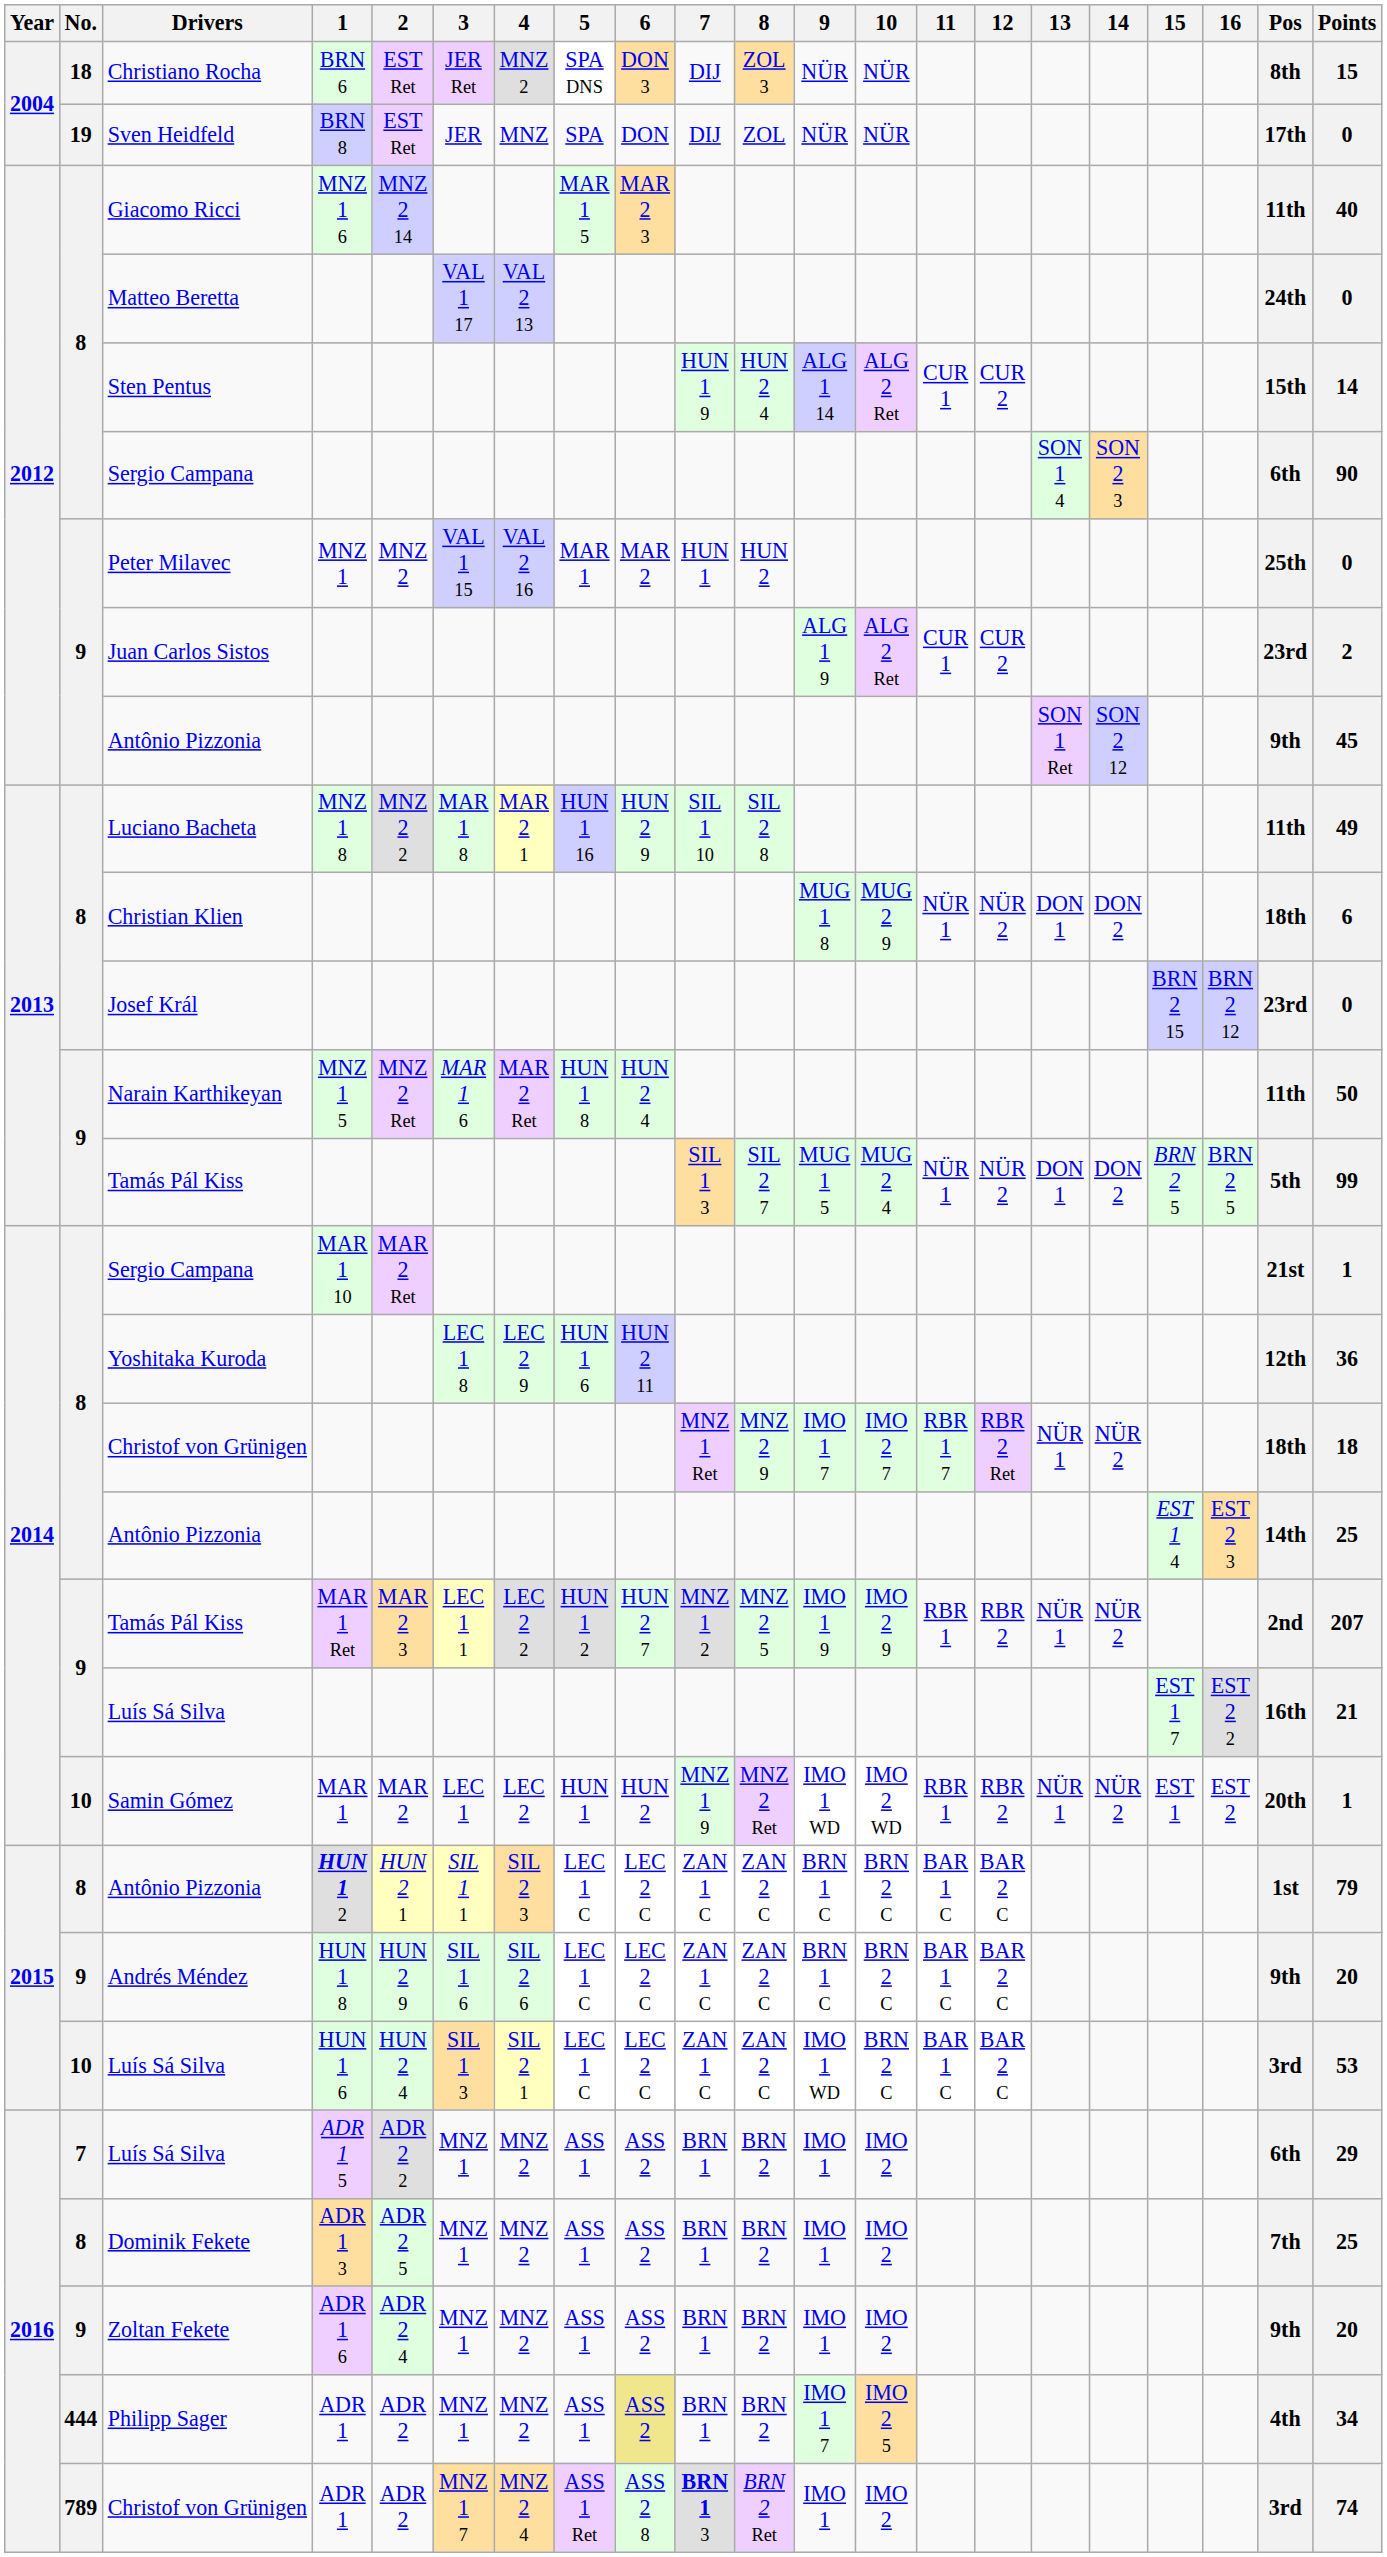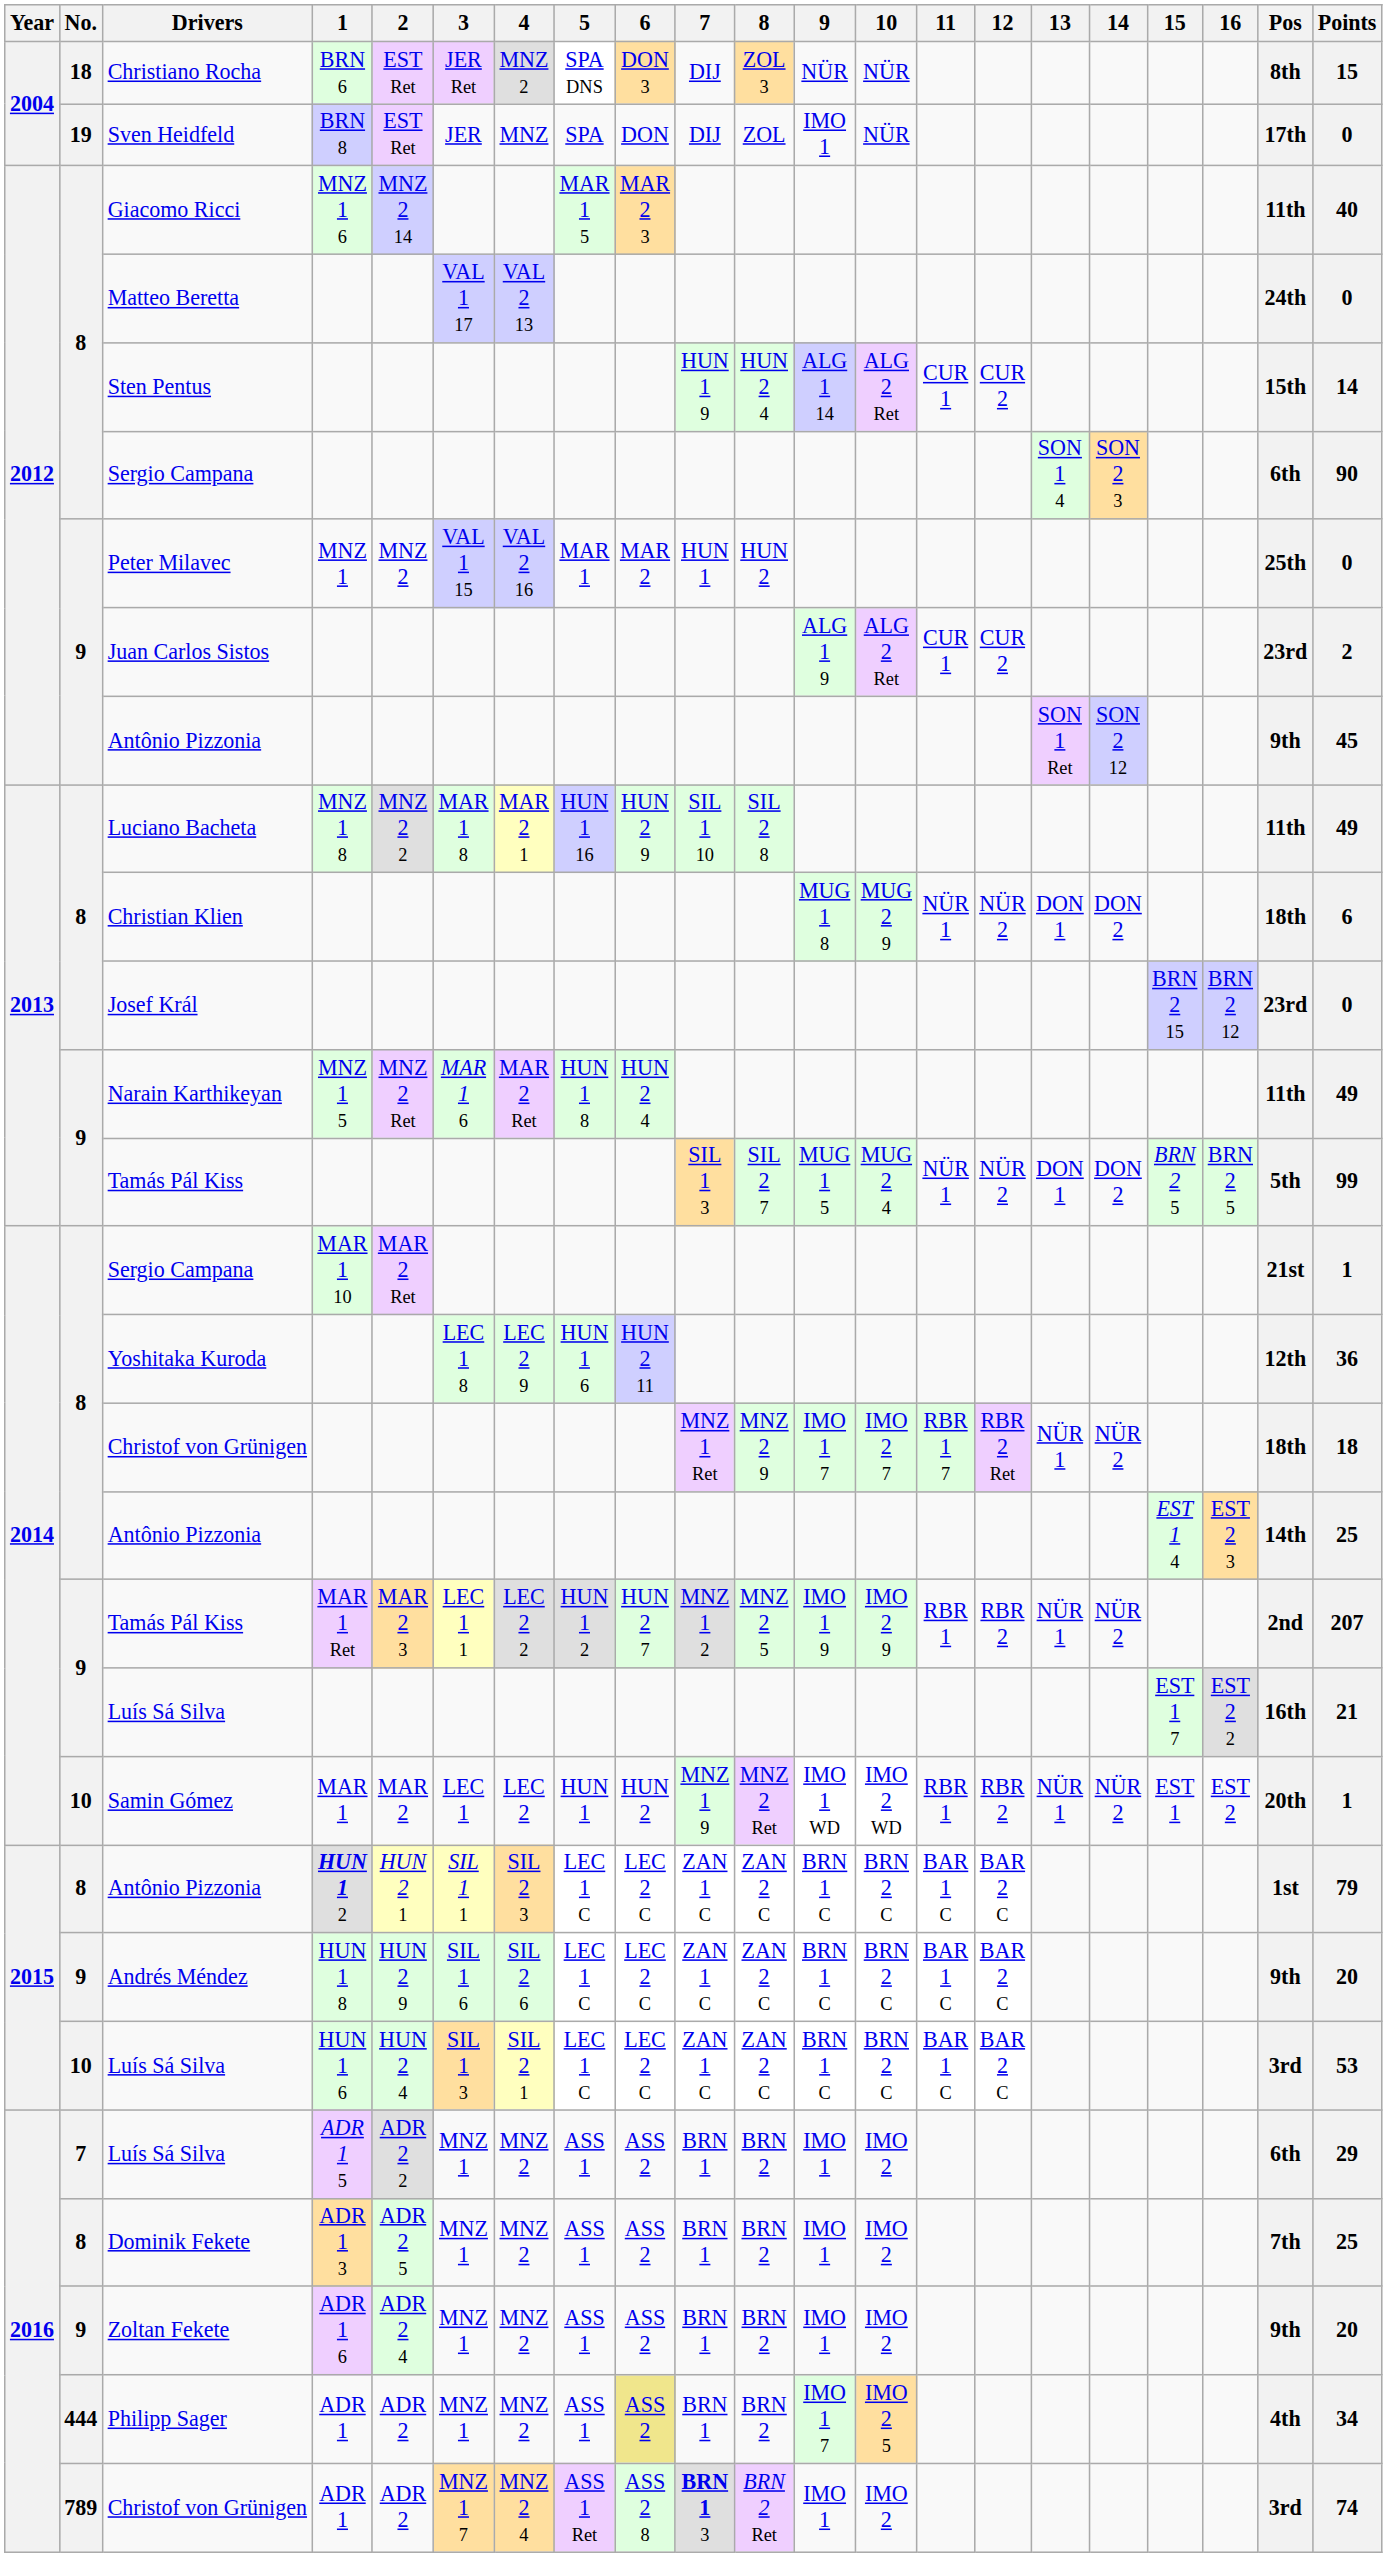(825, 134) NÜR -> (825, 134) IMO 1
(1347, 1093) 50 -> (1347, 1093) 49
(825, 2065) IMO 1 WD -> (825, 2065) BRN 1 C
